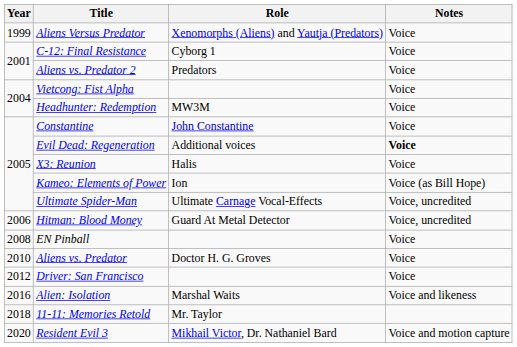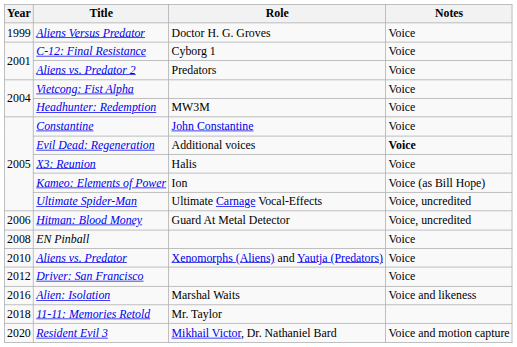(277, 32) Xenomorphs (Aliens) and Yautja (Predators) -> (221, 32) Doctor H. G. Groves
(221, 257) Doctor H. G. Groves -> (277, 257) Xenomorphs (Aliens) and Yautja (Predators)
